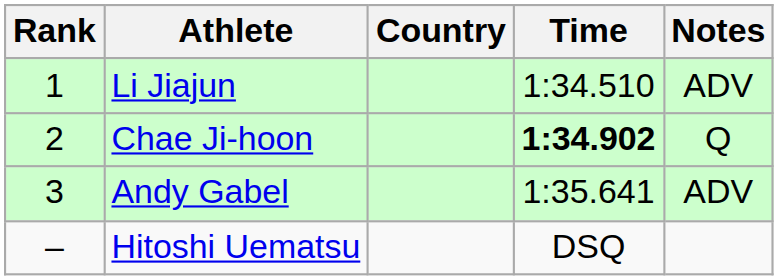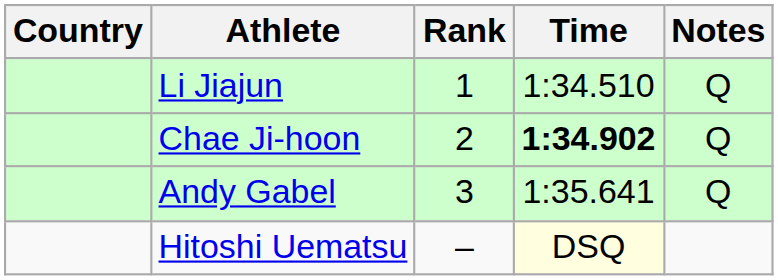columns swapped: (54, 31) <-> (441, 31)
(718, 85) ADV -> (718, 85) Q
(718, 192) ADV -> (718, 192) Q
(589, 246) no background -> (589, 246) lightyellow background
